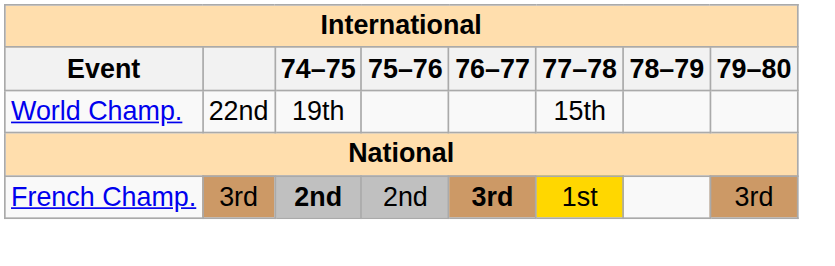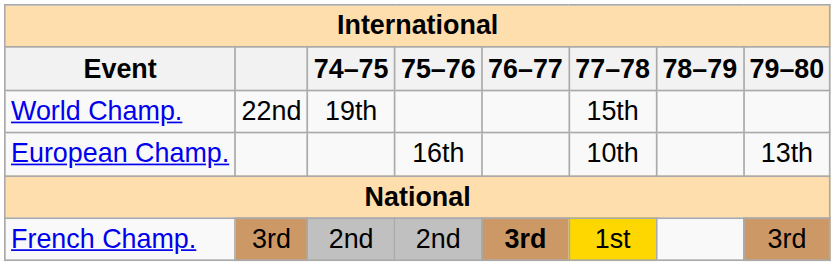+ row: (120, 153)
(318, 196) bold -> (351, 238) normal
